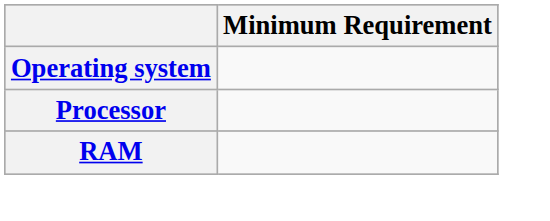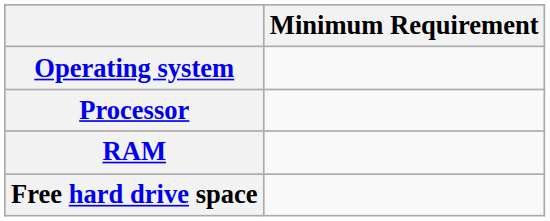+ row: (134, 194)
